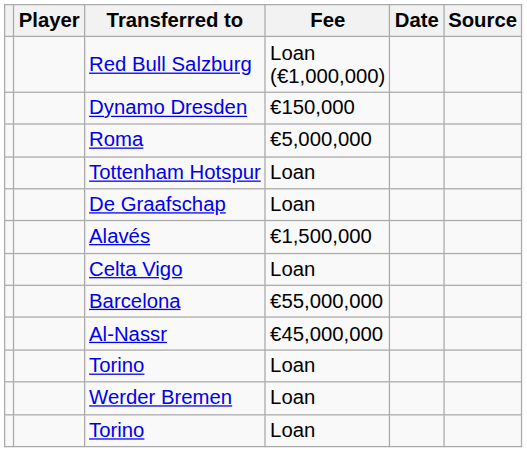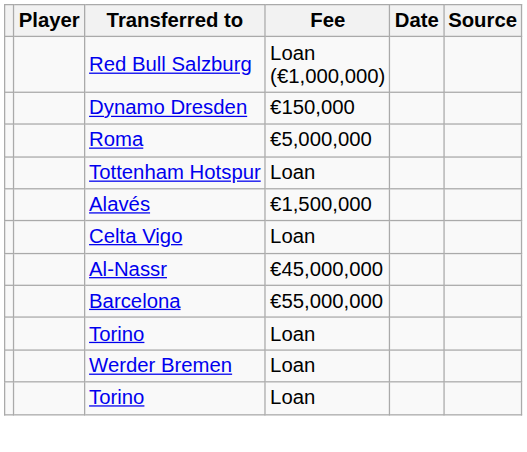- row: (157, 204)
rows swapped: (135, 301) <-> (128, 333)
